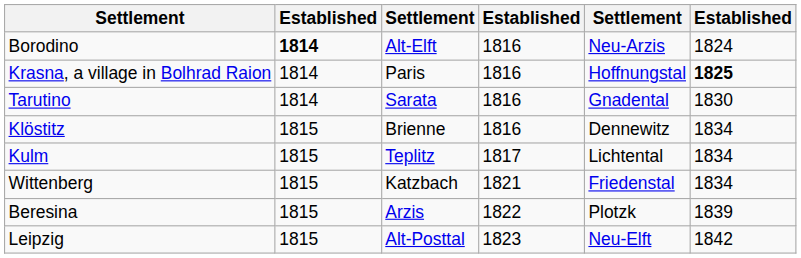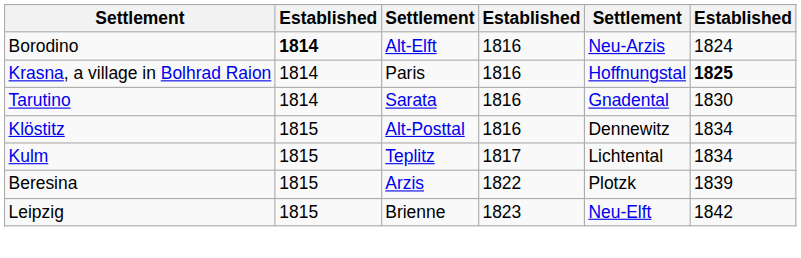(415, 128) Brienne -> (425, 128) Alt-Posttal
- row: (51, 184)
(425, 239) Alt-Posttal -> (415, 211) Brienne
